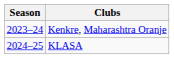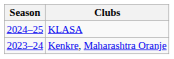rows swapped: (107, 29) <-> (65, 45)
